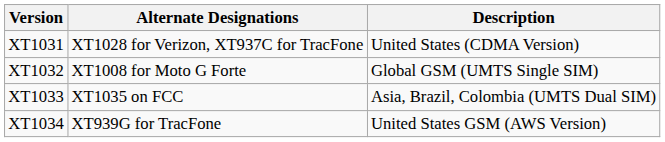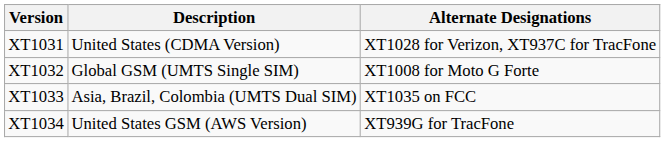columns swapped: (514, 17) <-> (217, 17)
